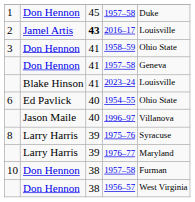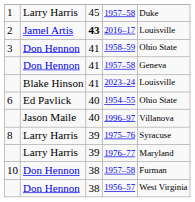(51, 13) Don Hennon -> (50, 13) Larry Harris
